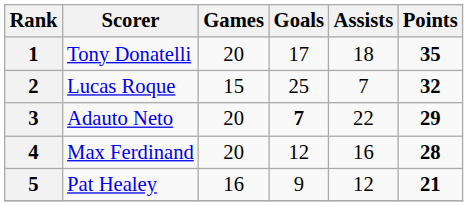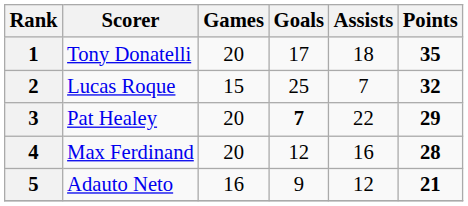(120, 119) Adauto Neto -> (112, 119) Pat Healey
(112, 184) Pat Healey -> (120, 184) Adauto Neto
